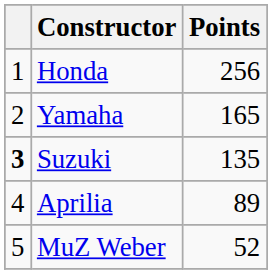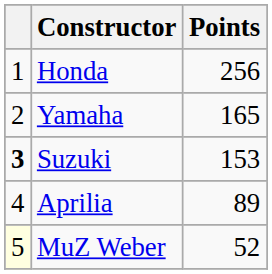(240, 159) 135 -> (240, 159) 153
(18, 247) no background -> (18, 247) lightyellow background
